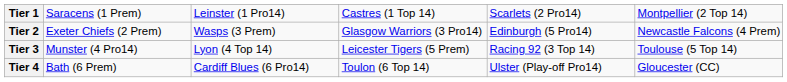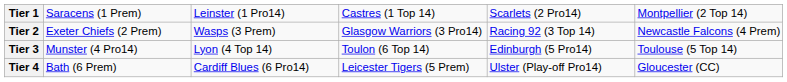(541, 31) Edinburgh (5 Pro14) -> (542, 31) Racing 92 (3 Top 14)
(405, 49) Leicester Tigers (5 Prem) -> (385, 49) Toulon (6 Top 14)
(542, 49) Racing 92 (3 Top 14) -> (541, 49) Edinburgh (5 Pro14)
(385, 67) Toulon (6 Top 14) -> (405, 67) Leicester Tigers (5 Prem)
